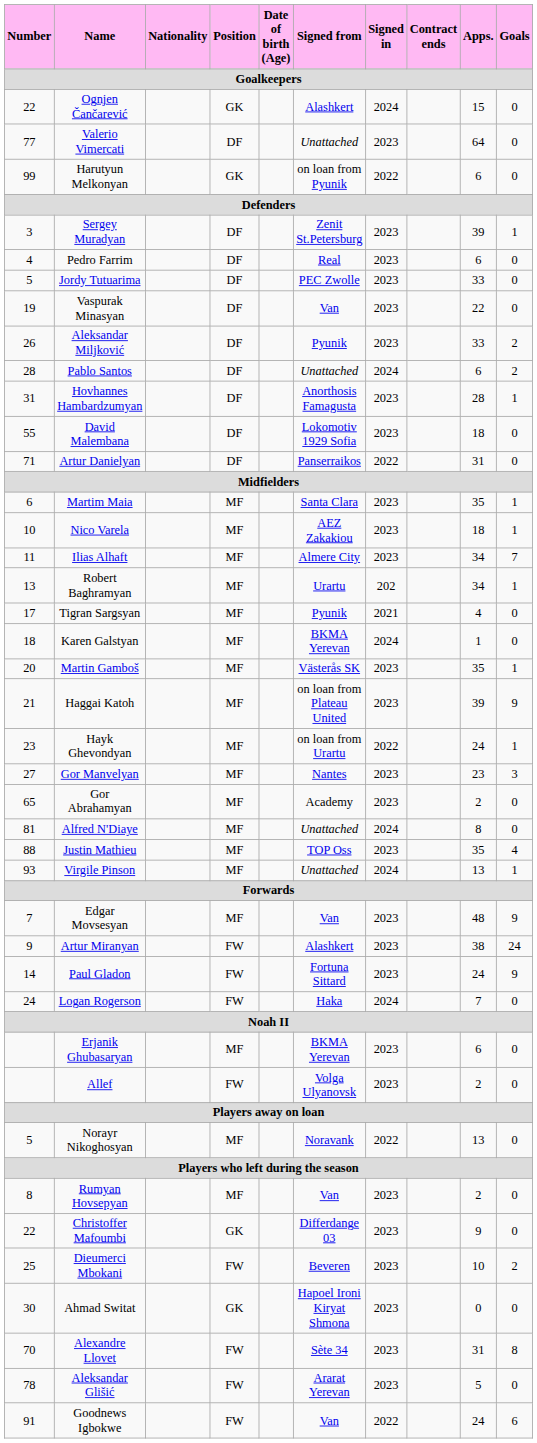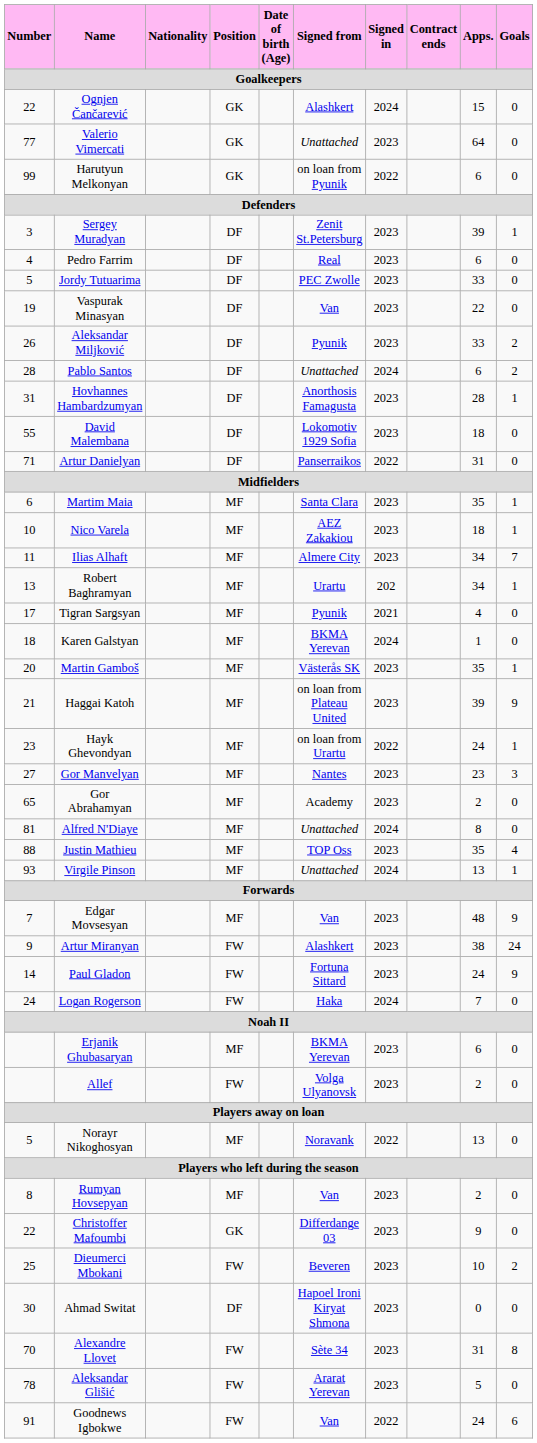(234, 142) DF -> (234, 142) GK
(234, 1308) GK -> (234, 1308) DF
